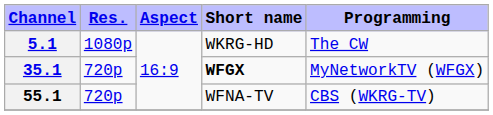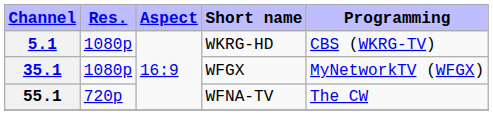(339, 44) The CW -> (373, 44) CBS (WKRG-TV)
(103, 70) 720p -> (108, 70) 1080p
(225, 70) bold -> (225, 70) normal
(373, 97) CBS (WKRG-TV) -> (339, 97) The CW
